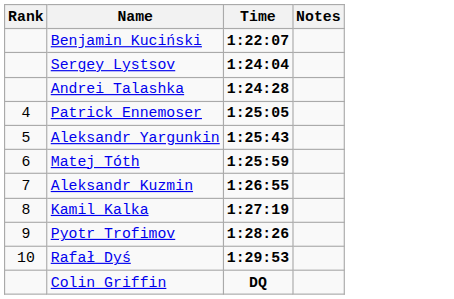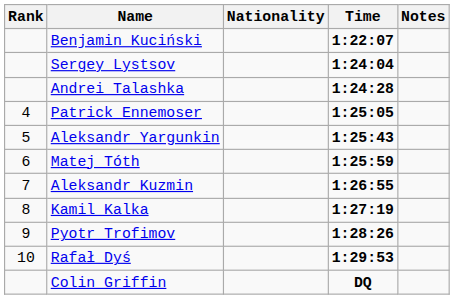+ column: (276, 17)
